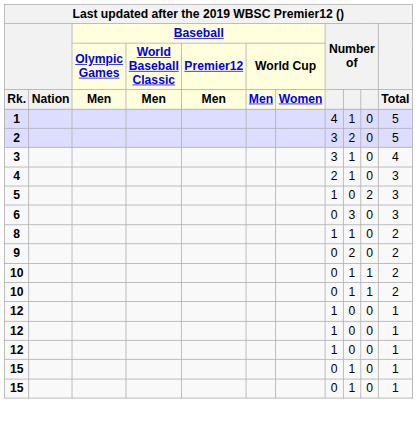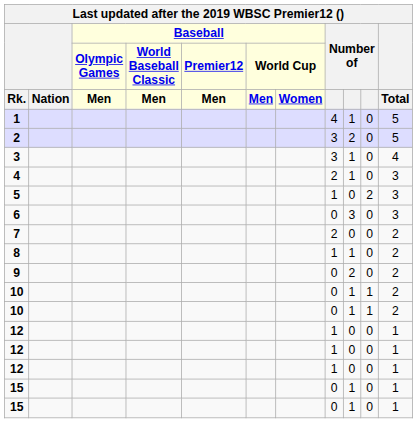+ row: (17, 234)
